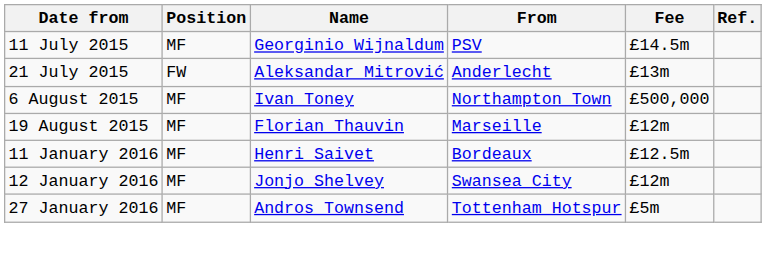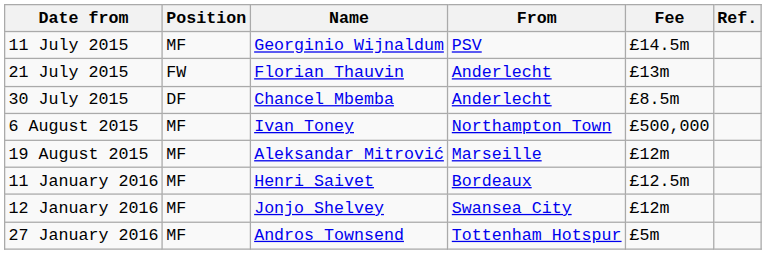(349, 72) Aleksandar Mitrović -> (329, 72) Florian Thauvin
+ row: (69, 100)
(329, 127) Florian Thauvin -> (349, 154) Aleksandar Mitrović
